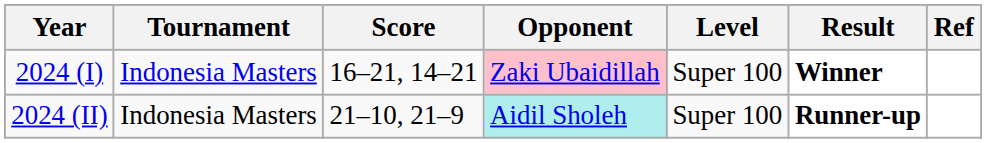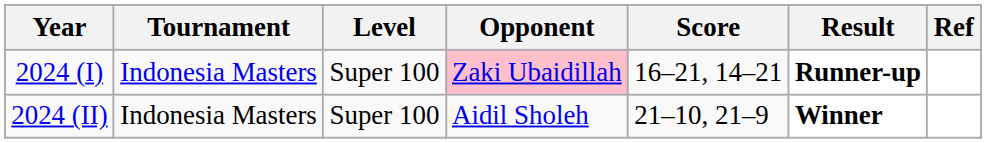columns swapped: (727, 27) <-> (403, 27)
(839, 71) Winner -> (858, 71) Runner-up
(559, 115) paleturquoise background -> (520, 115) no background
(858, 115) Runner-up -> (839, 115) Winner
